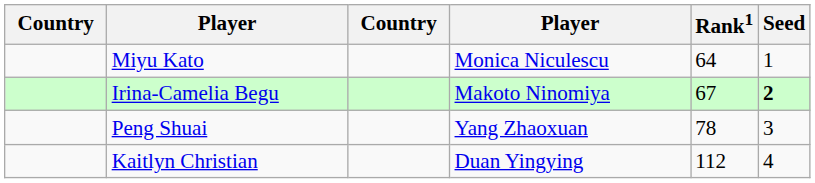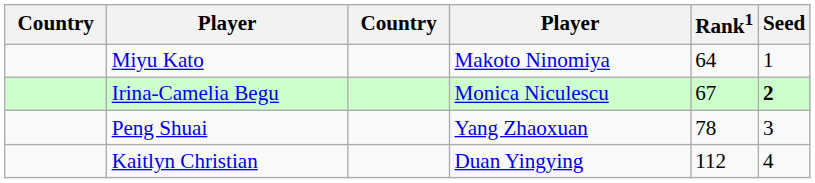(532, 60) Monica Niculescu -> (532, 60) Makoto Ninomiya
(532, 93) Makoto Ninomiya -> (532, 93) Monica Niculescu
